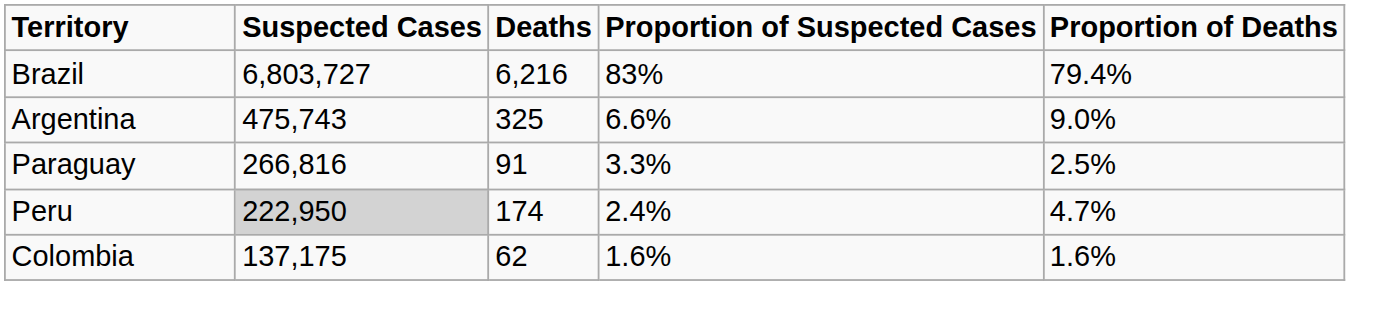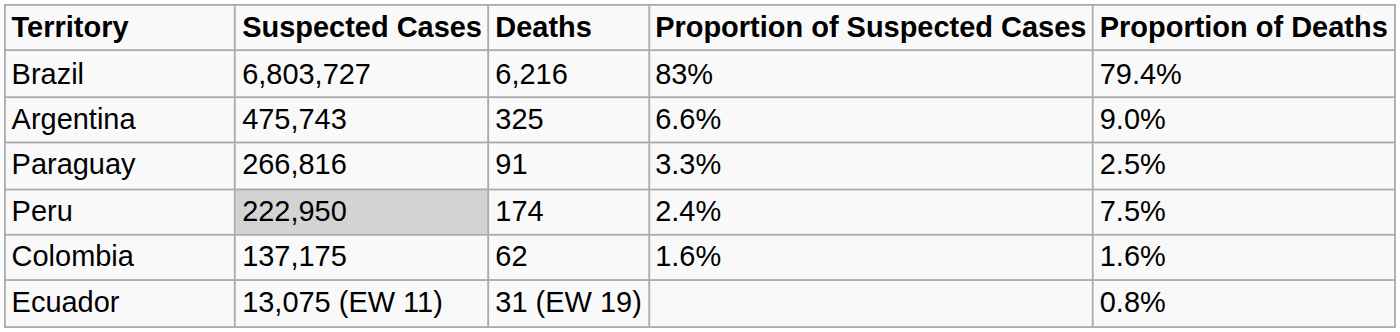(1083, 211) 4.7% -> (1133, 211) 7.5%
+ row: (66, 303)
